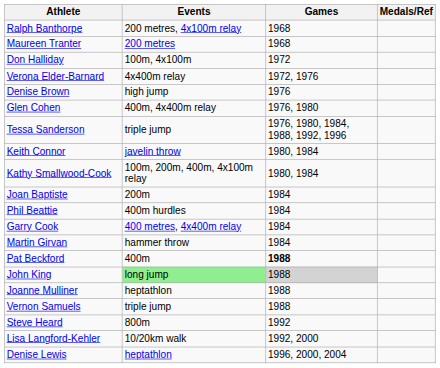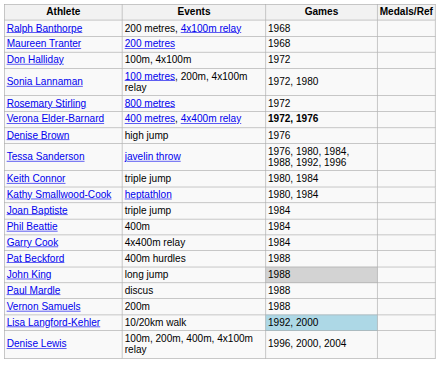+ row: (45, 82)
+ row: (46, 103)
(155, 76) 4x400m relay -> (183, 119) 400 metres, 4x400m relay
(293, 76) normal -> (293, 119) bold
- row: (34, 108)
(148, 130) triple jump -> (153, 157) javelin throw
(153, 151) javelin throw -> (148, 179) triple jump
(189, 173) 100m, 200m, 400m, 4x100m relay -> (148, 195) heptathlon
(137, 195) 200m -> (148, 211) triple jump
(155, 211) 400m hurdles -> (137, 227) 400m
(183, 227) 400 metres, 4x400m relay -> (155, 242) 4x400m relay
- row: (37, 242)
(137, 258) 400m -> (155, 258) 400m hurdles
(279, 258) bold -> (279, 258) normal
(147, 274) lightgreen background -> (147, 274) no background
+ row: (34, 290)
- row: (42, 290)
(148, 306) triple jump -> (137, 306) 200m
- row: (35, 322)
(293, 338) no background -> (293, 322) lightblue background
(148, 354) heptathlon -> (189, 344) 100m, 200m, 400m, 4x100m relay
